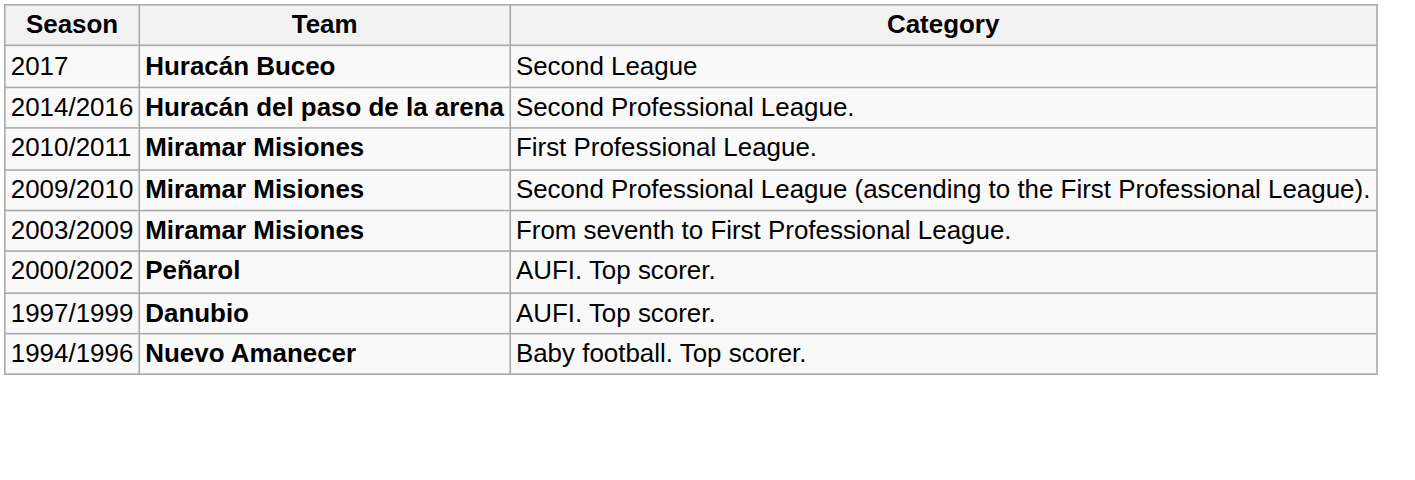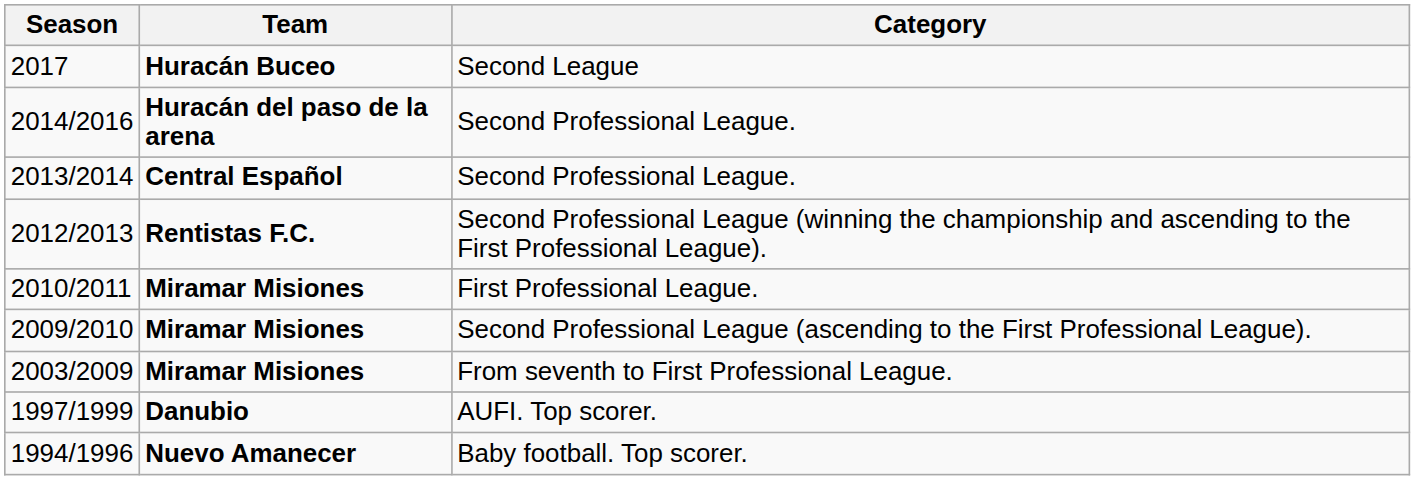+ row: (72, 177)
+ row: (72, 233)
- row: (72, 271)
